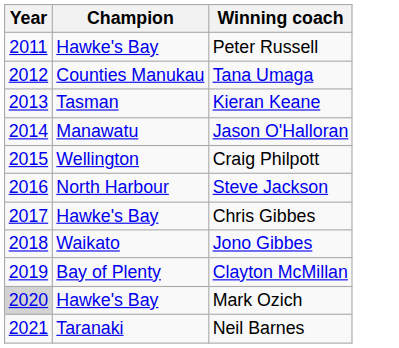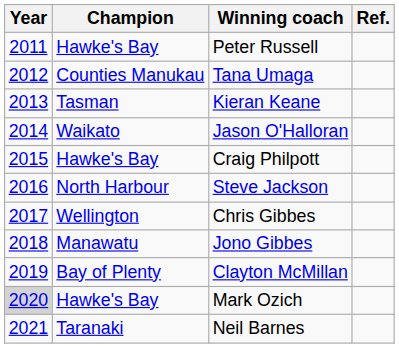+ column: (373, 18)
(97, 131) Manawatu -> (88, 131) Waikato
(98, 159) Wellington -> (107, 159) Hawke's Bay
(107, 215) Hawke's Bay -> (98, 215) Wellington
(88, 243) Waikato -> (97, 243) Manawatu
